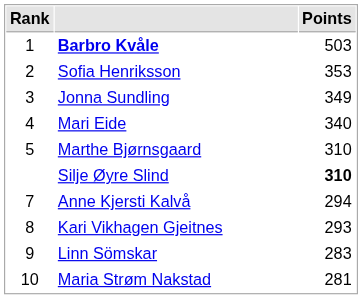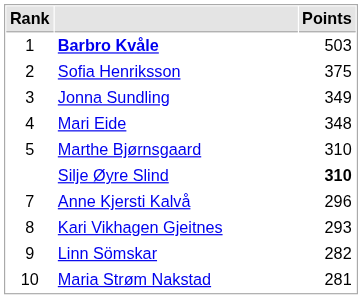(338, 72) 353 -> (338, 72) 375
(338, 124) 340 -> (338, 124) 348
(338, 202) 294 -> (338, 202) 296
(338, 254) 283 -> (338, 254) 282
